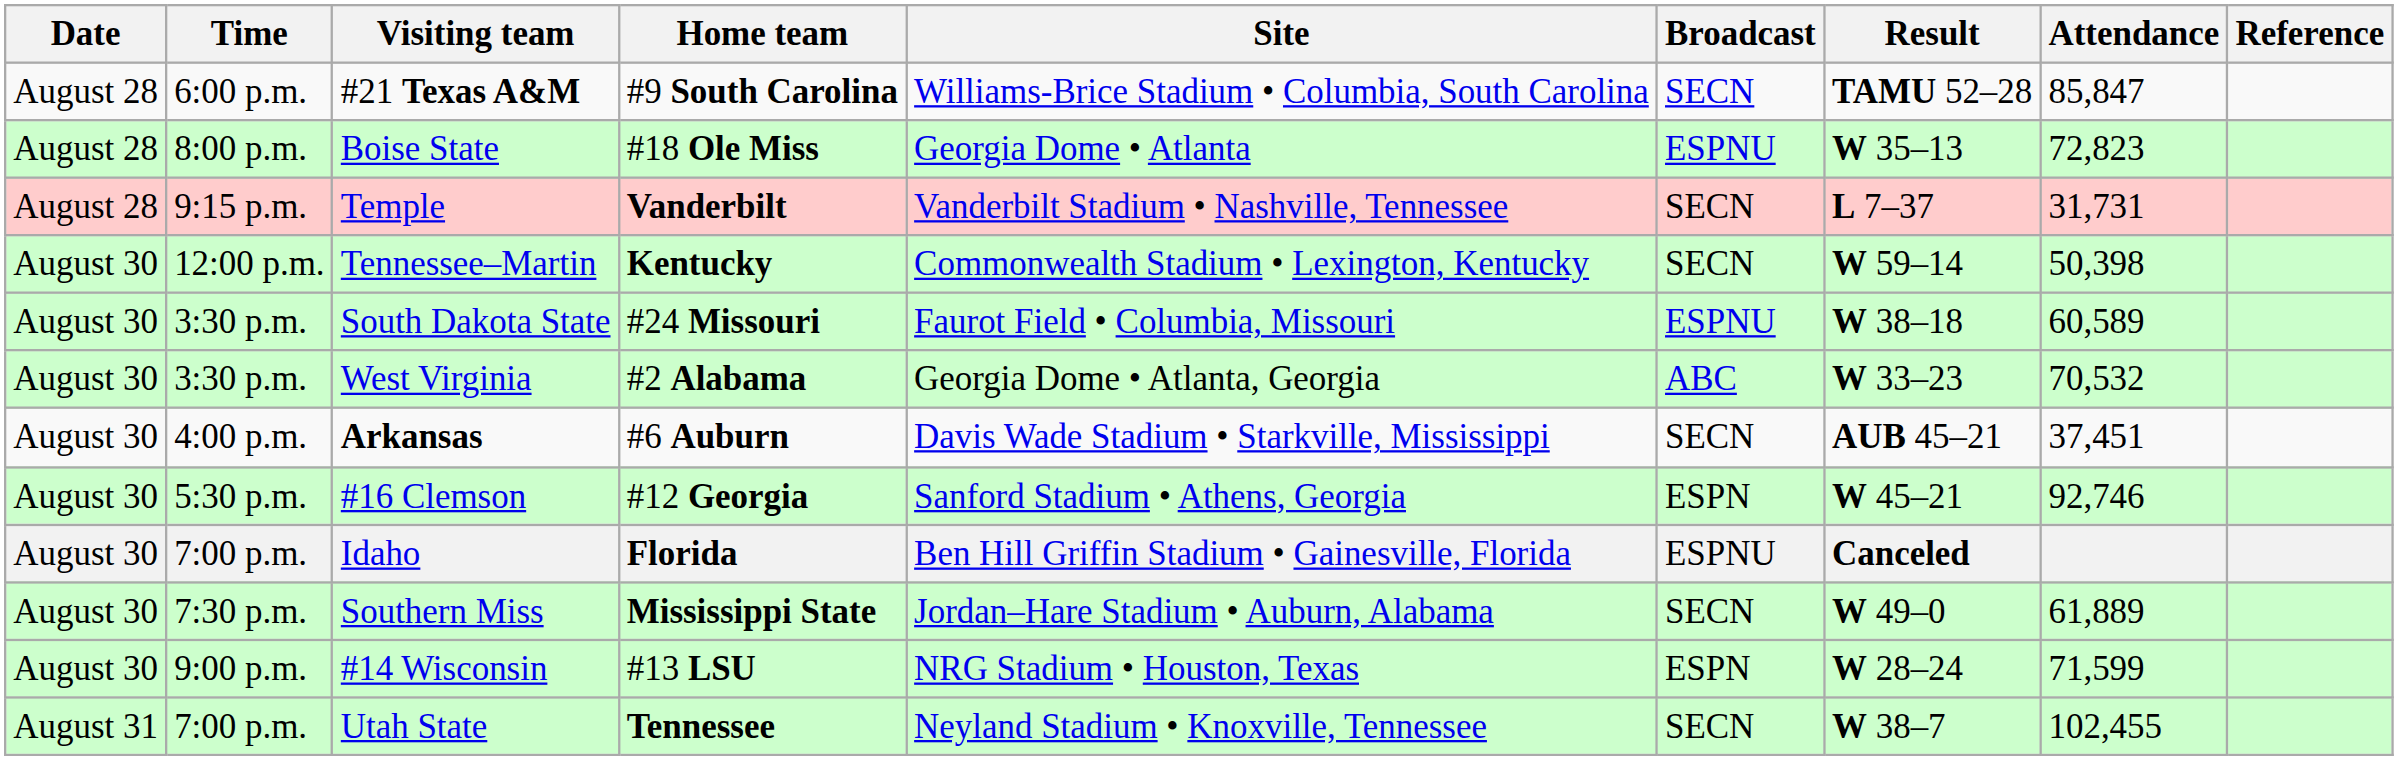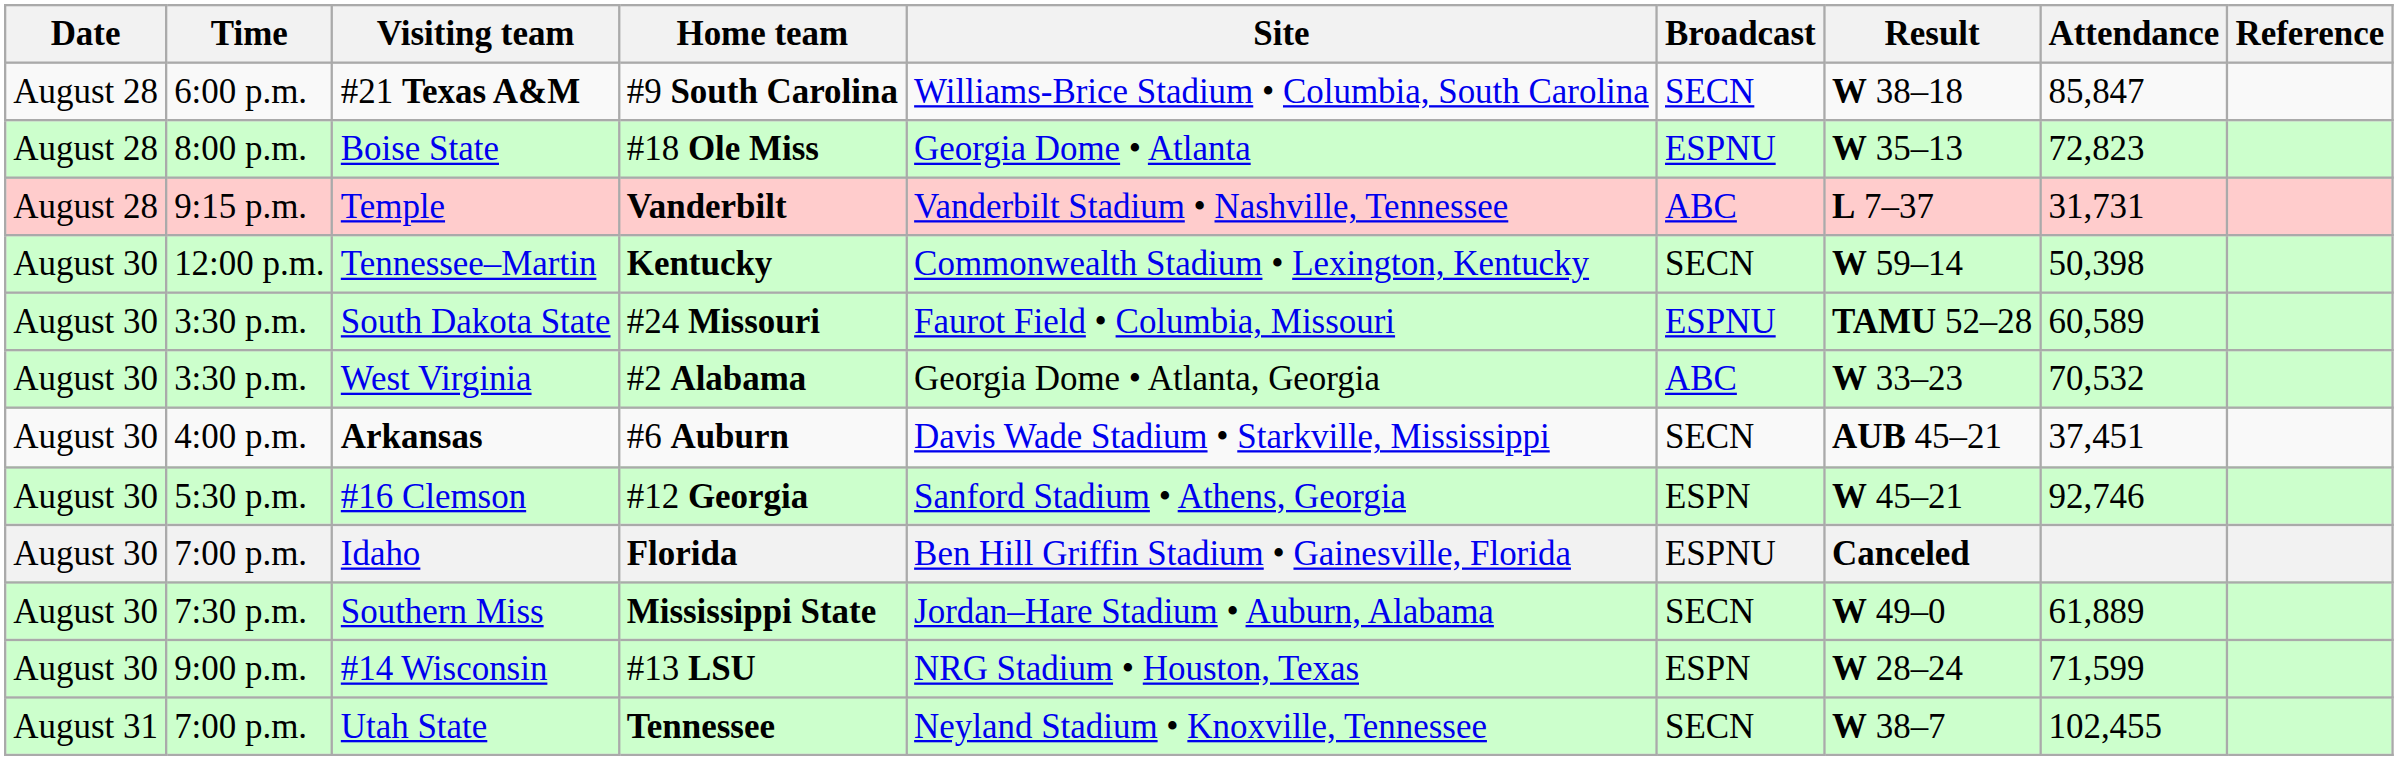(1932, 91) TAMU 52–28 -> (1898, 91) W 38–18
(1710, 206) SECN -> (1701, 206) ABC
(1898, 321) W 38–18 -> (1932, 321) TAMU 52–28
